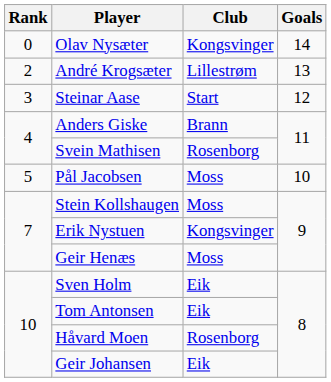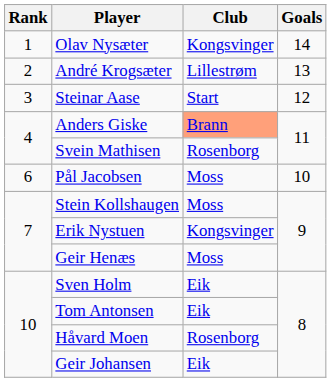(28, 44) 0 -> (28, 44) 1
(207, 124) no background -> (207, 124) lightsalmon background
(28, 177) 5 -> (28, 177) 6
